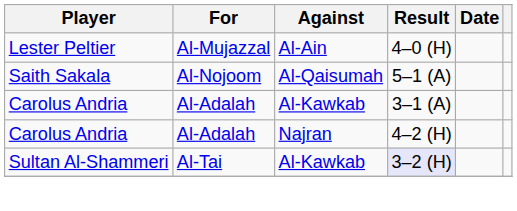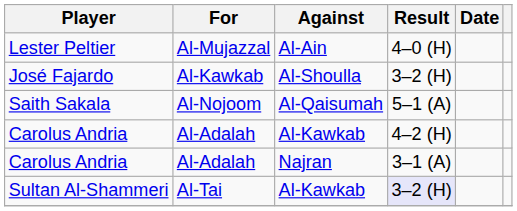+ row: (61, 76)
(422, 104) 3–1 (A) -> (422, 133) 4–2 (H)
(422, 133) 4–2 (H) -> (422, 162) 3–1 (A)
